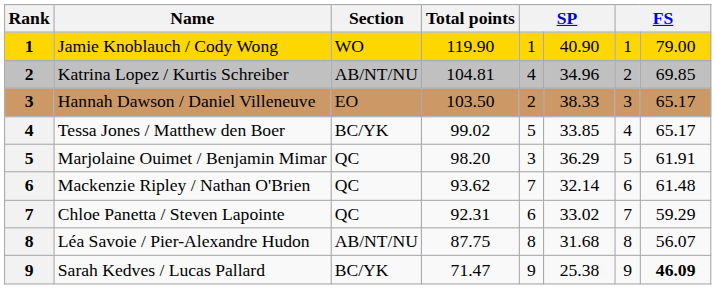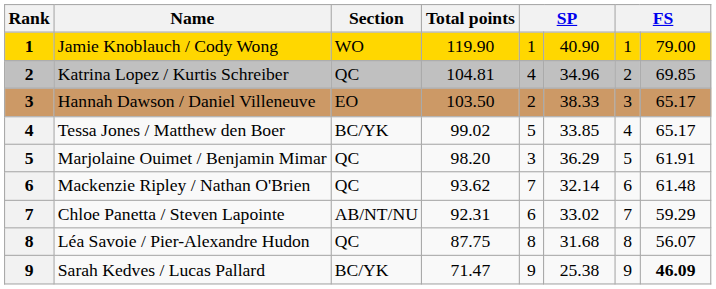(376, 74) AB/NT/NU -> (347, 74) QC
(347, 213) QC -> (376, 213) AB/NT/NU
(376, 241) AB/NT/NU -> (347, 241) QC
